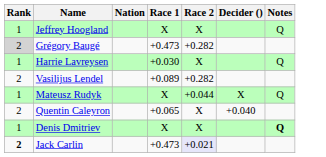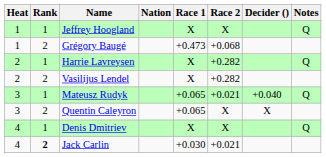+ column: (17, 12)
(19, 45) lightgrey background -> (45, 45) no background
(199, 45) +0.282 -> (225, 45) +0.068
(165, 62) +0.030 -> (191, 62) X
(199, 62) X -> (225, 62) +0.282
(165, 78) +0.089 -> (191, 78) X
(165, 95) X -> (191, 95) +0.065
(199, 95) +0.044 -> (225, 95) +0.021
(241, 95) X -> (267, 95) +0.040
(241, 111) +0.040 -> (267, 111) X
(280, 128) bold -> (306, 128) normal
(165, 144) +0.473 -> (191, 144) +0.030
(199, 144) lavender background -> (225, 144) no background
